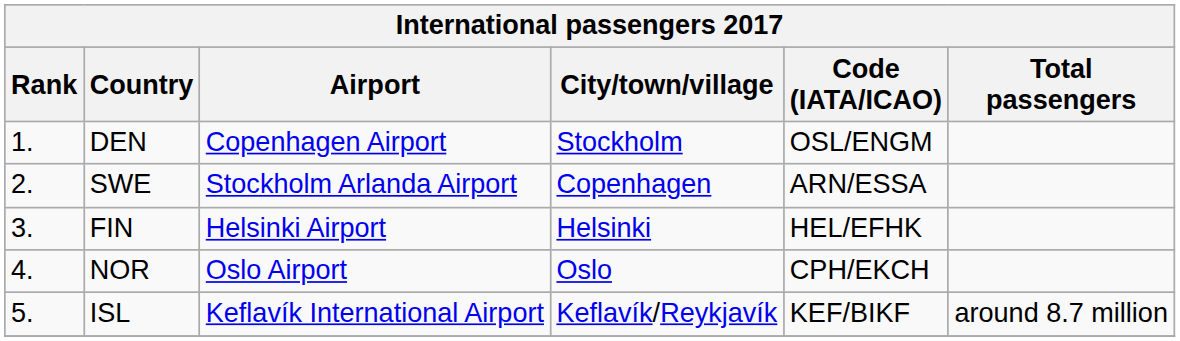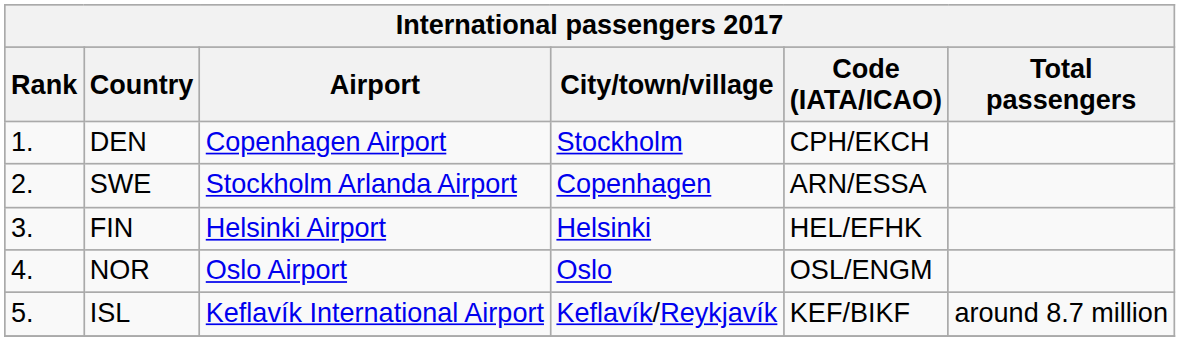(861, 142) OSL/ENGM -> (860, 142) CPH/EKCH
(860, 270) CPH/EKCH -> (861, 270) OSL/ENGM
